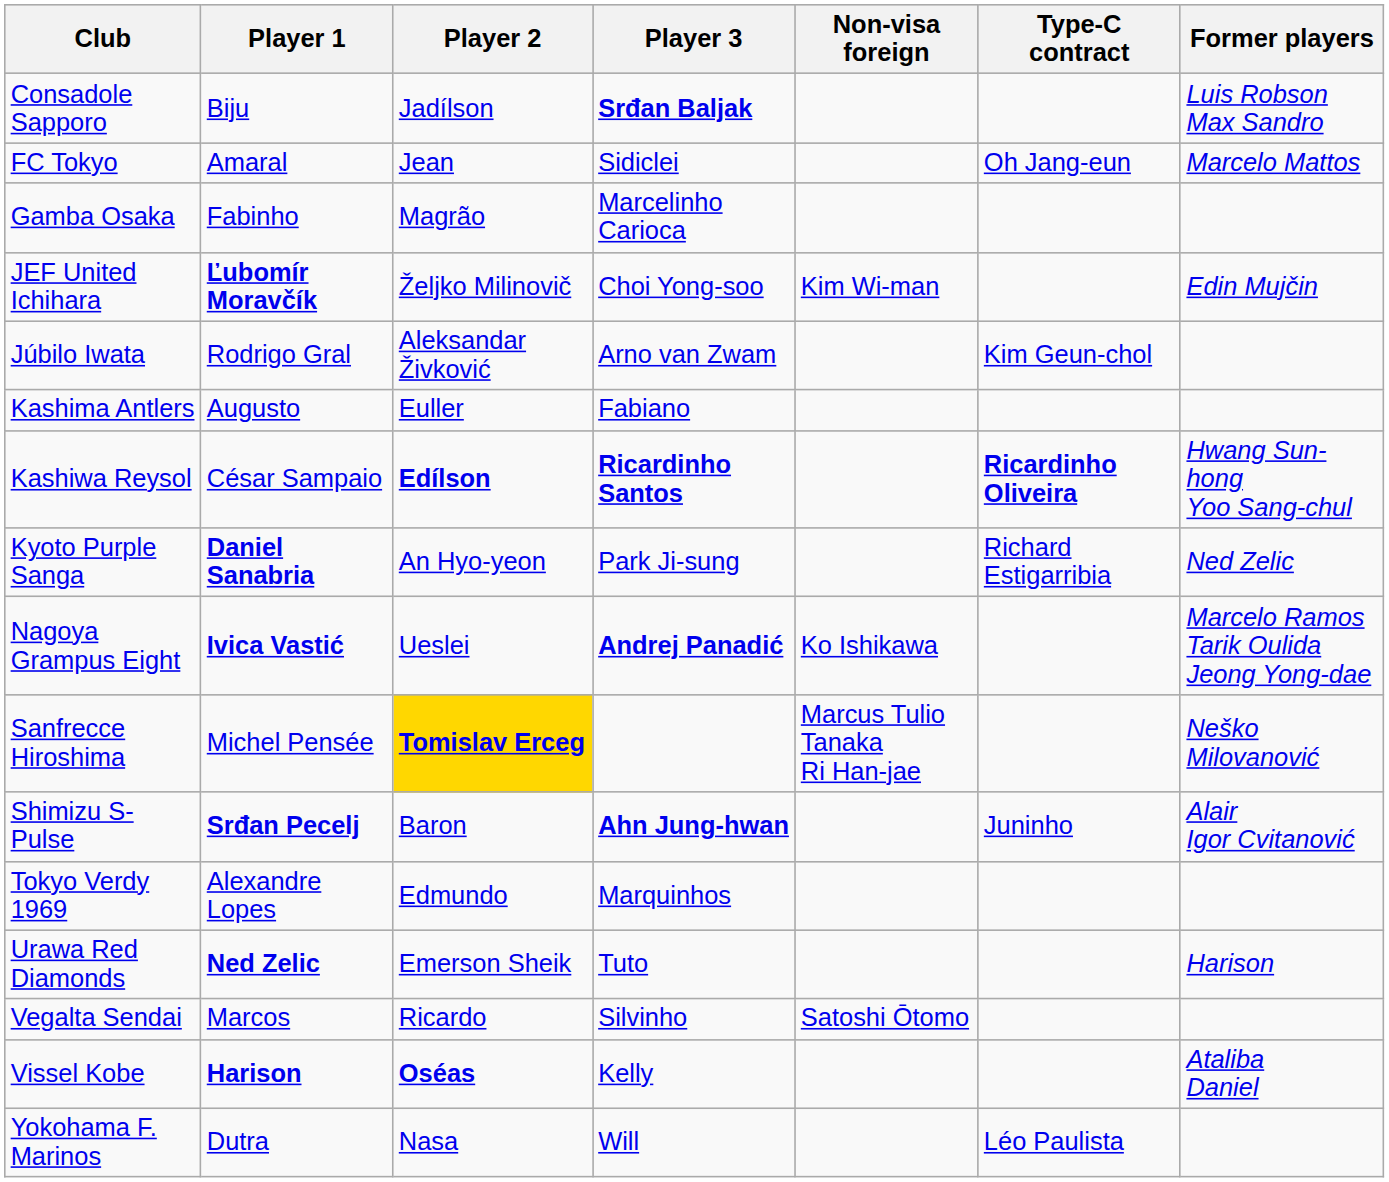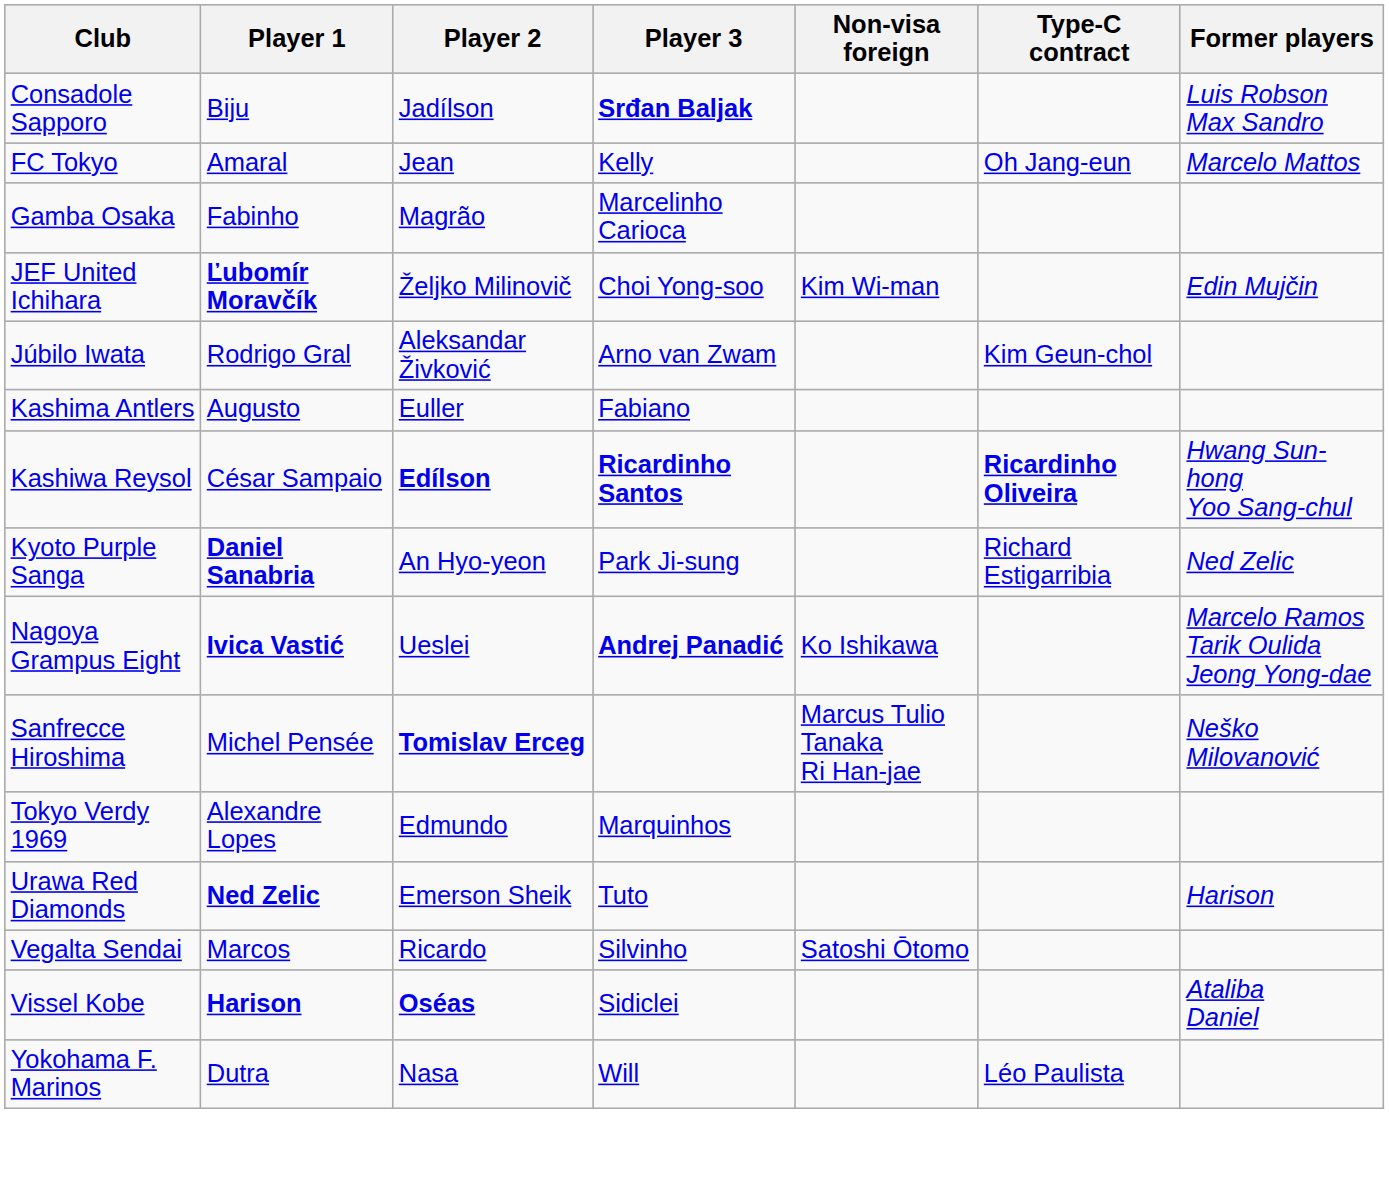(638, 162) Sidiclei -> (626, 162) Kelly
(492, 742) gold background -> (492, 742) no background
- row: (72, 826)
(626, 1073) Kelly -> (638, 1004) Sidiclei
